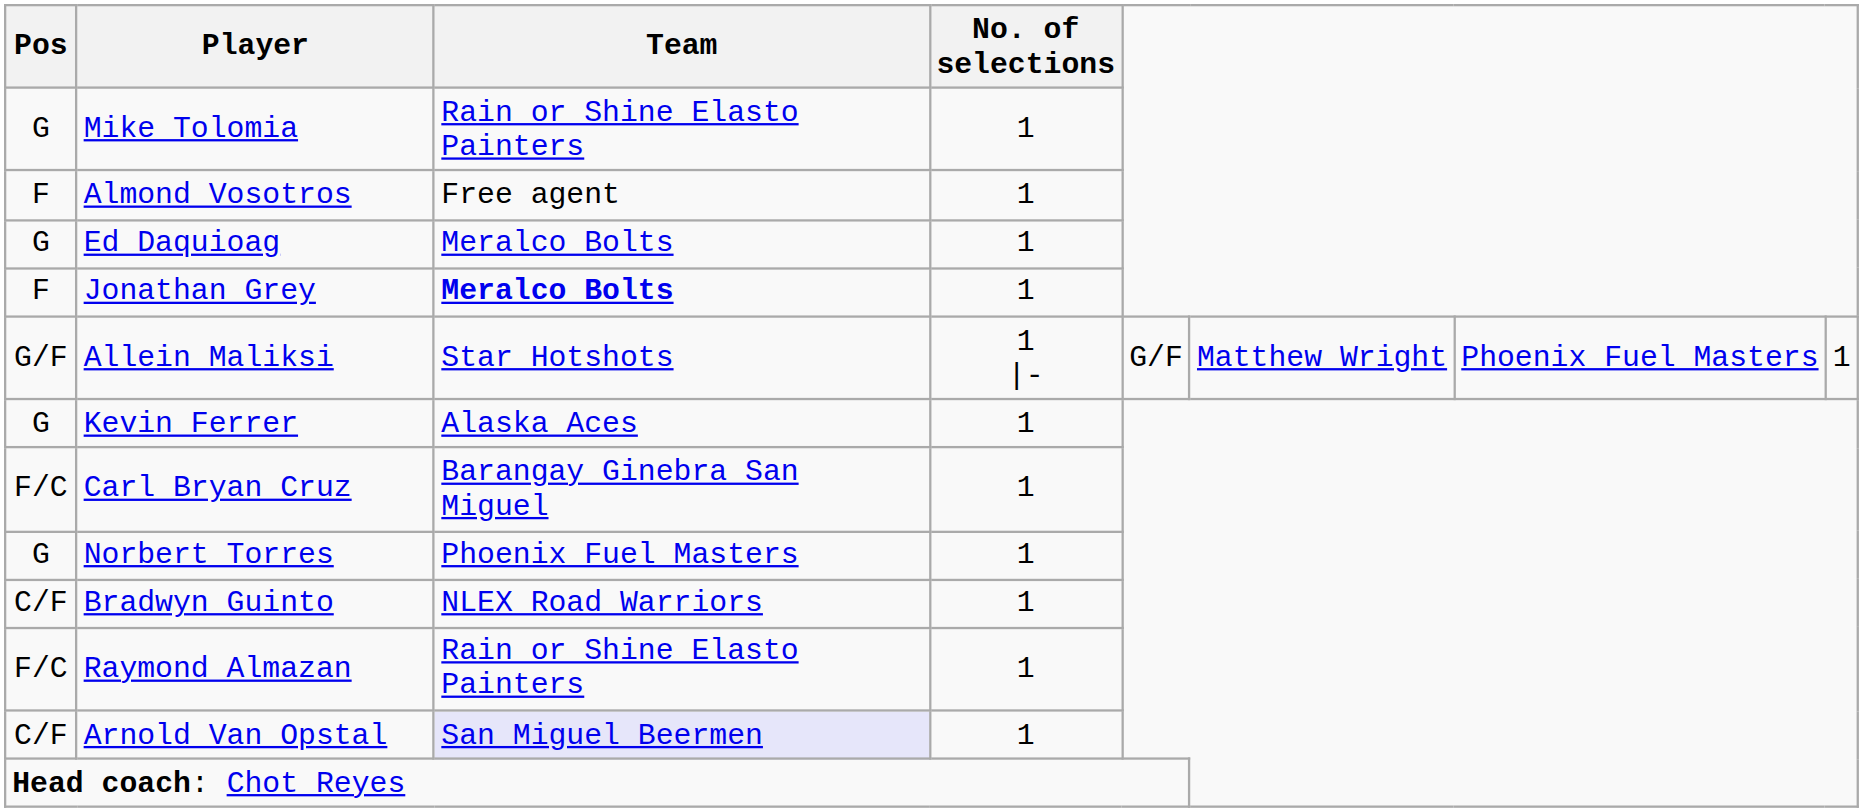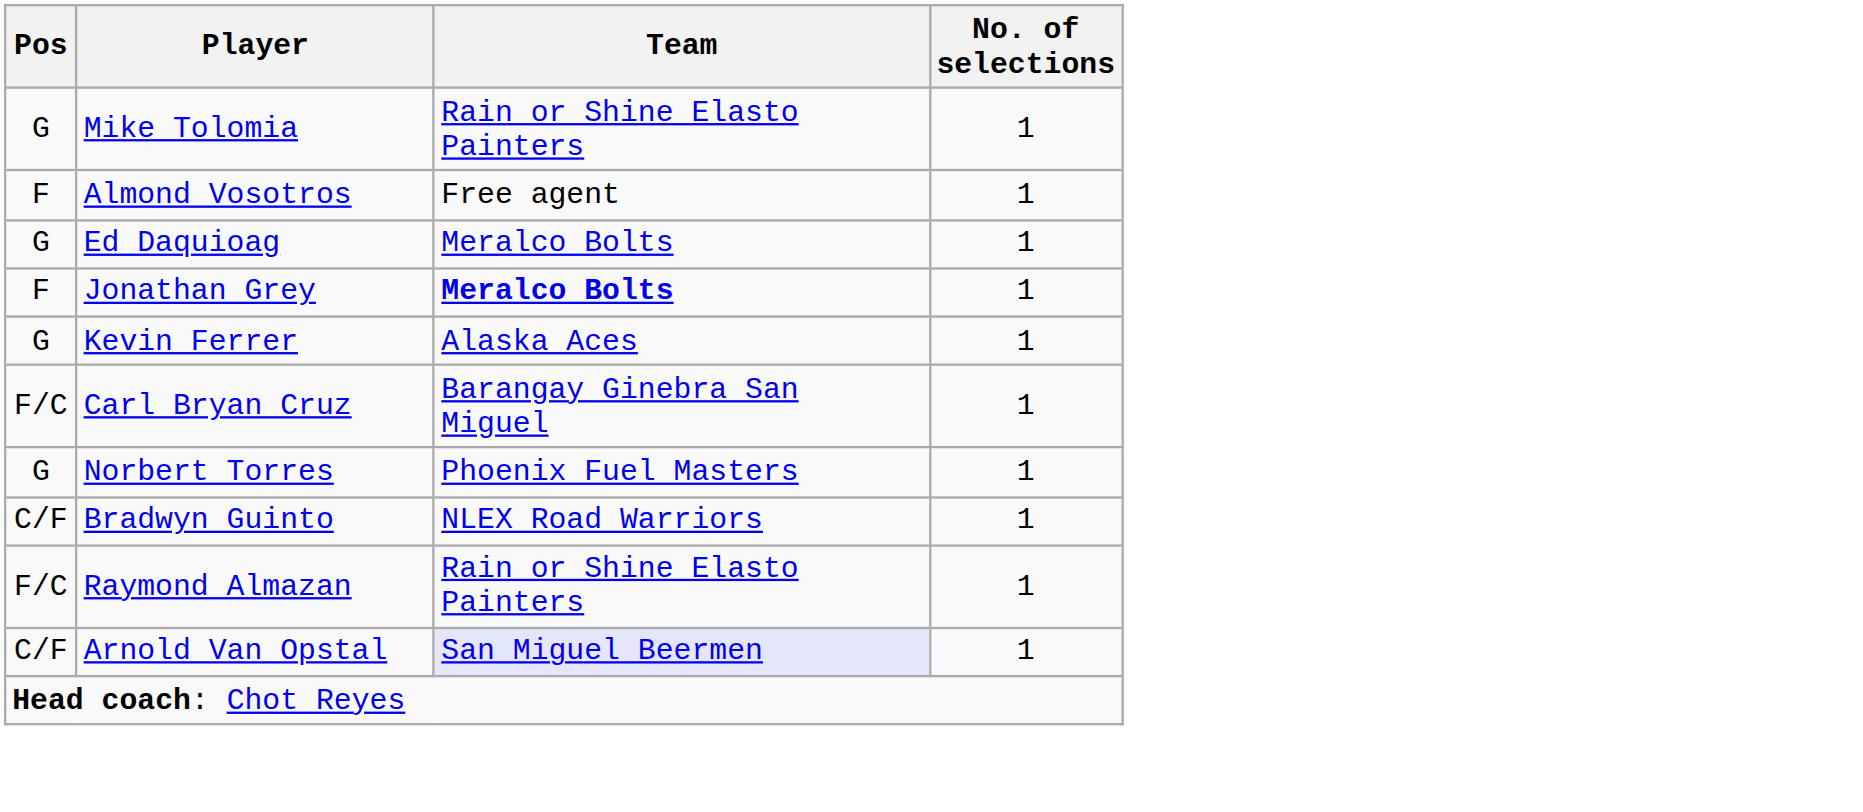- row: (209, 358)
